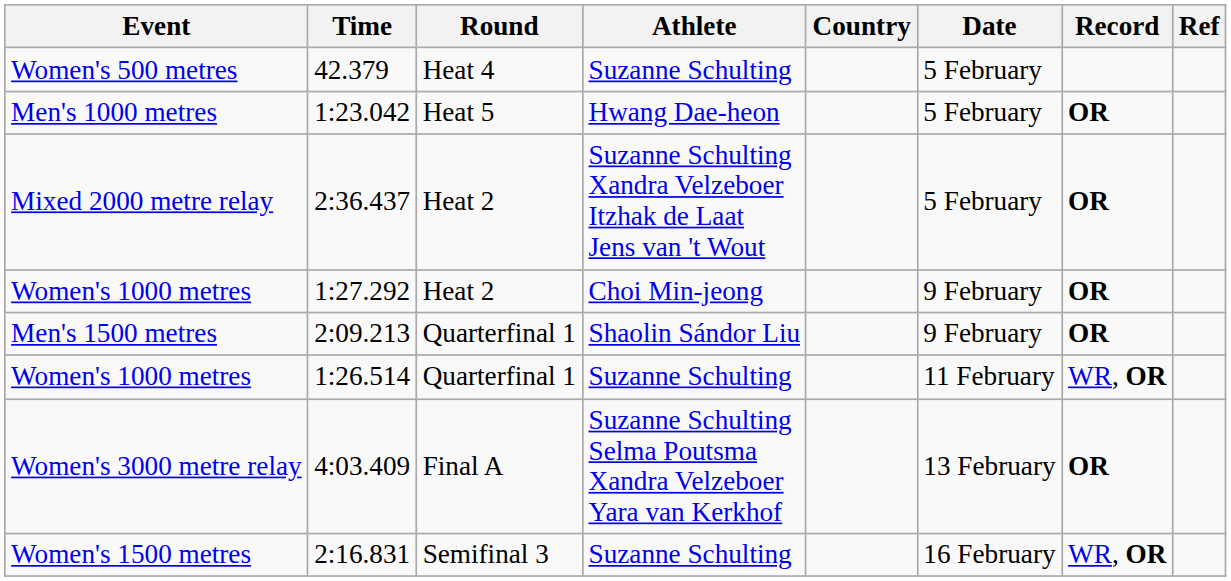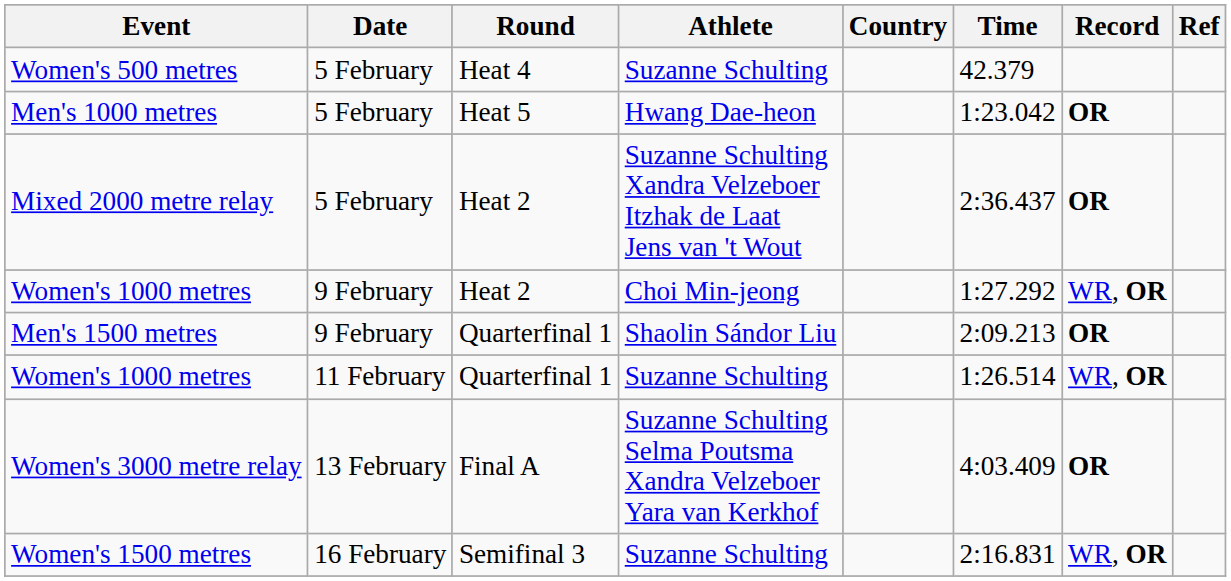columns swapped: (989, 26) <-> (362, 26)
(1088, 290) OR -> (1117, 290) WR, OR
